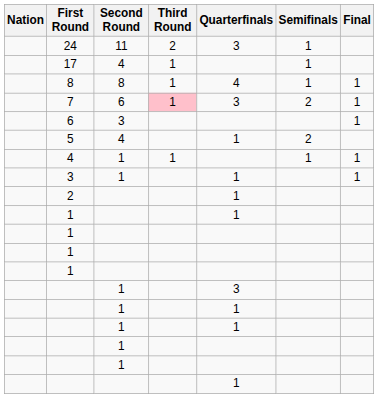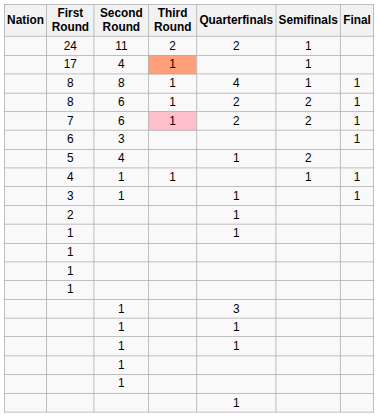(236, 45) 3 -> (236, 45) 2
(173, 64) no background -> (173, 64) lightsalmon background
+ row: (70, 102)
(236, 102) 3 -> (236, 121) 2
